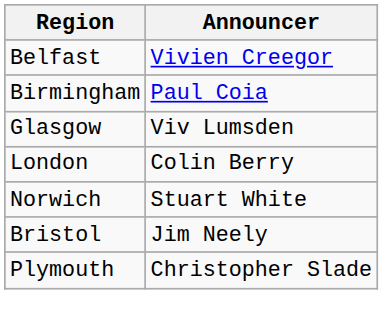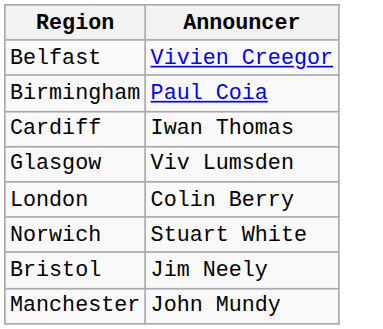+ row: (56, 129)
+ row: (75, 306)
- row: (62, 270)
